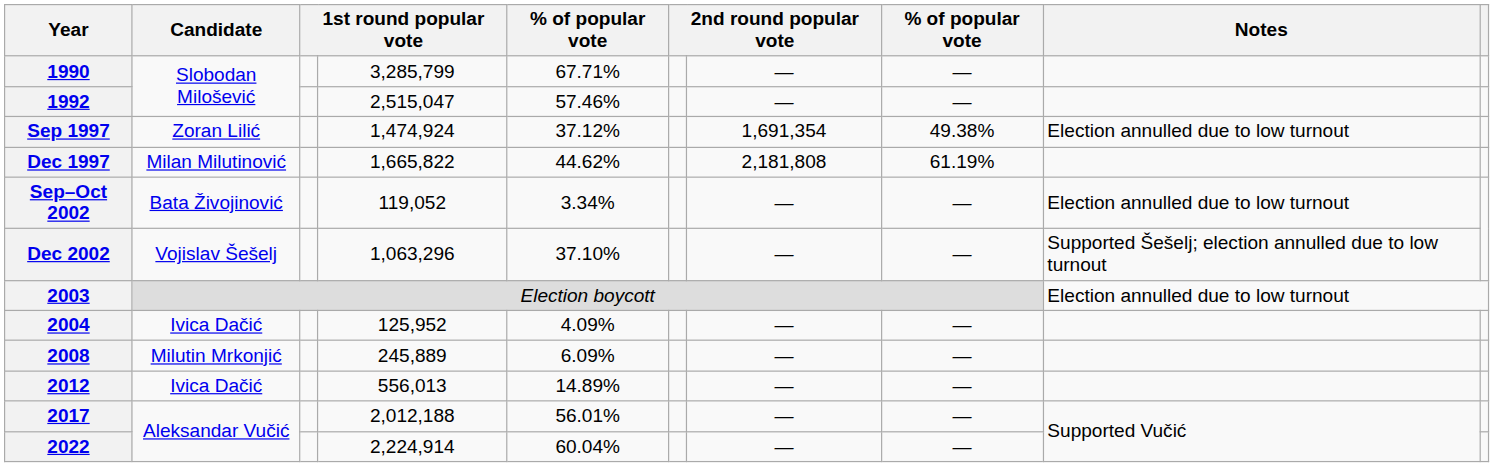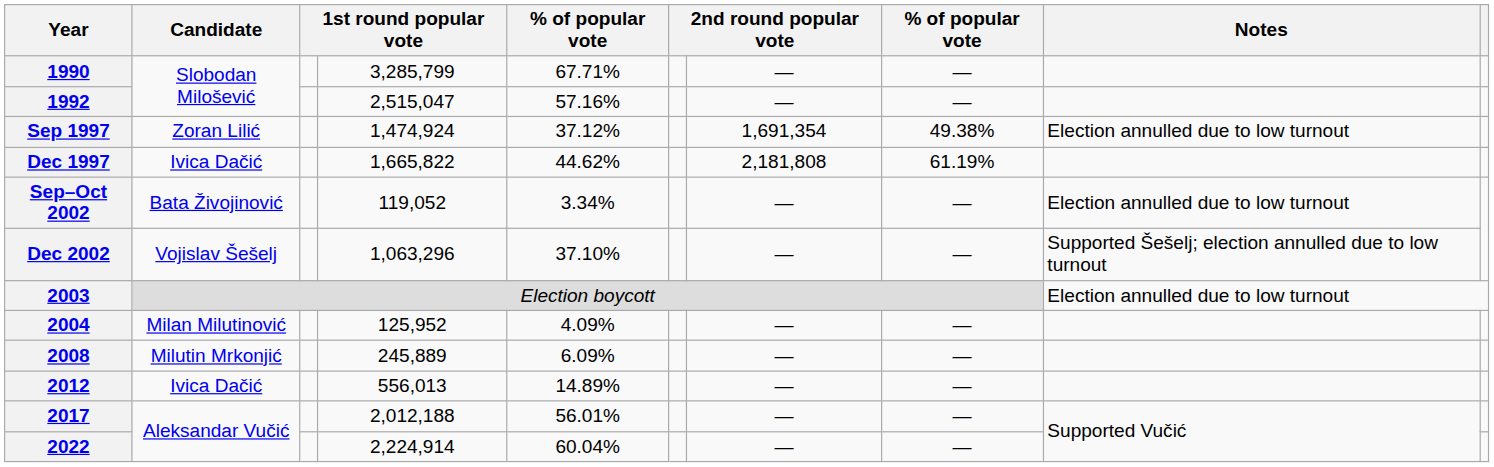(588, 101) 57.46% -> (588, 101) 57.16%
(216, 161) Milan Milutinović -> (216, 161) Ivica Dačić
(216, 325) Ivica Dačić -> (216, 325) Milan Milutinović
